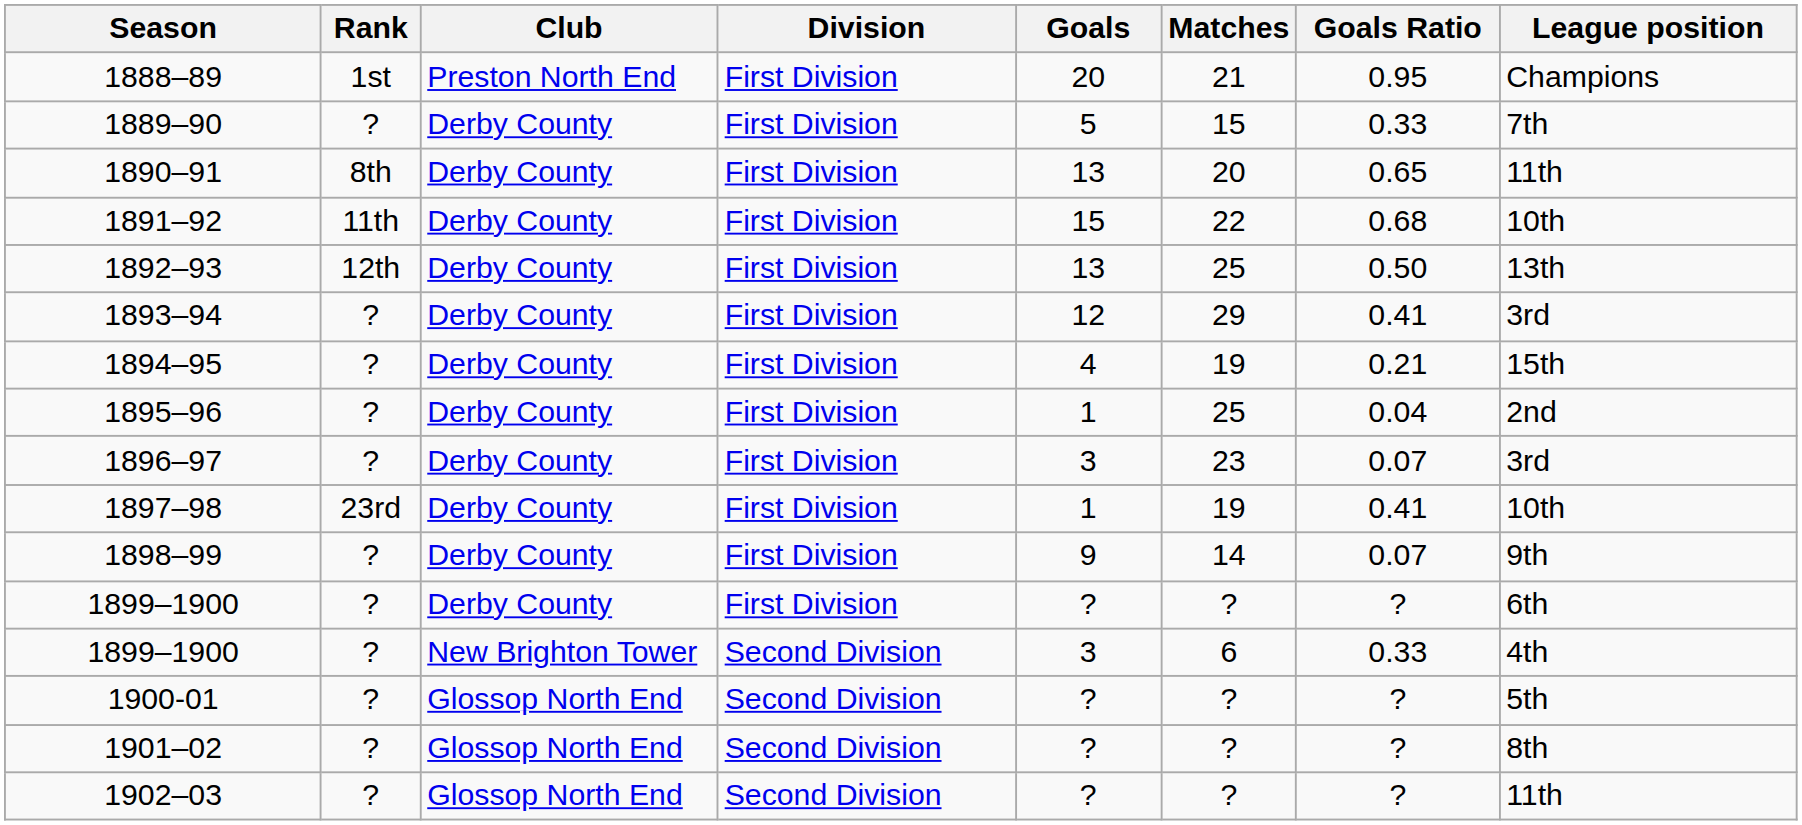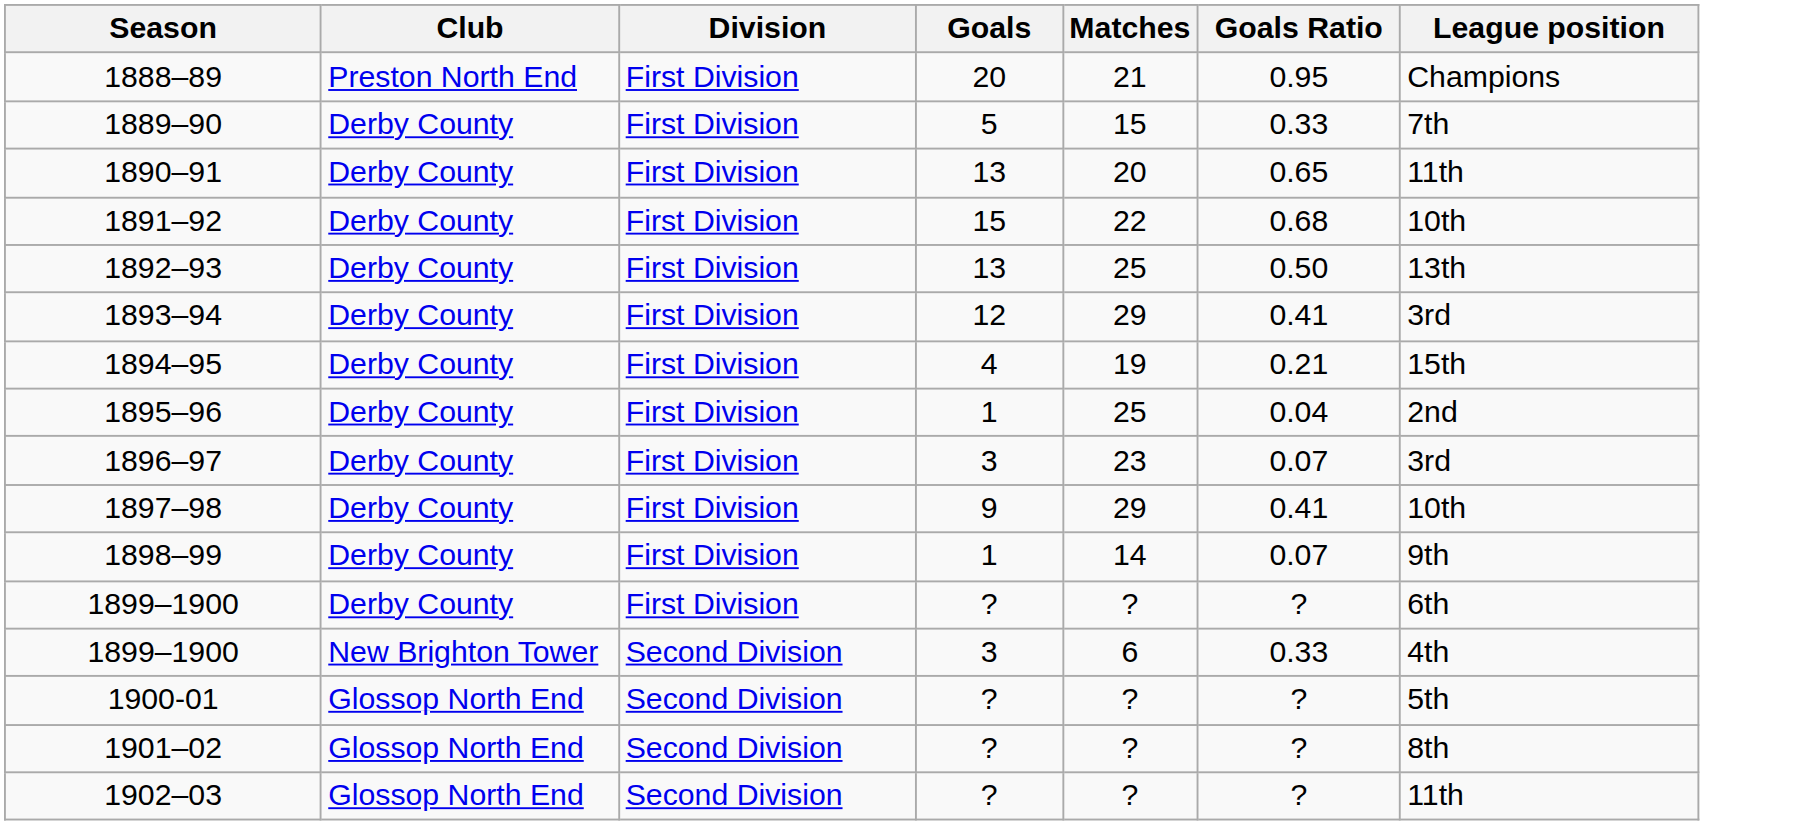- column: (371, 28)
(1088, 508) 1 -> (989, 508) 9
(1229, 508) 19 -> (1130, 508) 29
(1088, 556) 9 -> (989, 556) 1
